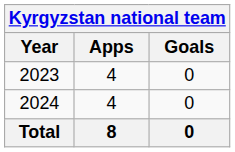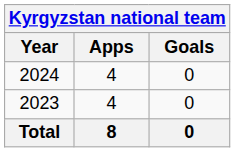rows swapped: (39, 75) <-> (39, 103)
